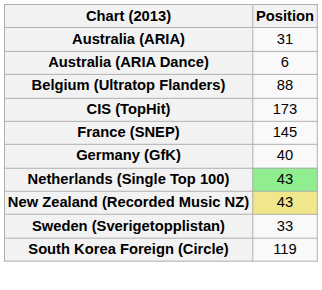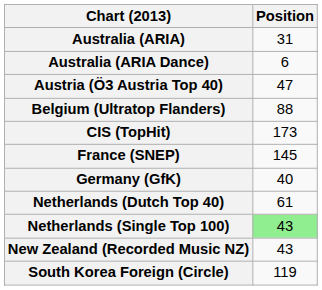+ row: (128, 86)
+ row: (128, 202)
(285, 202) khaki background -> (285, 249) no background
- row: (128, 226)
